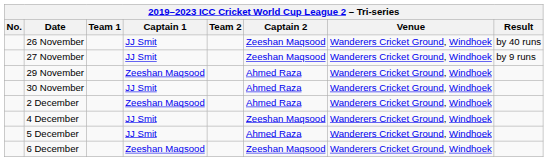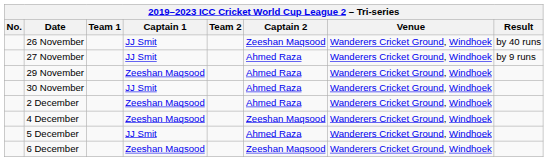(286, 57) Zeeshan Maqsood -> (274, 57) Ahmed Raza
(141, 118) JJ Smit -> (165, 118) Zeeshan Maqsood
